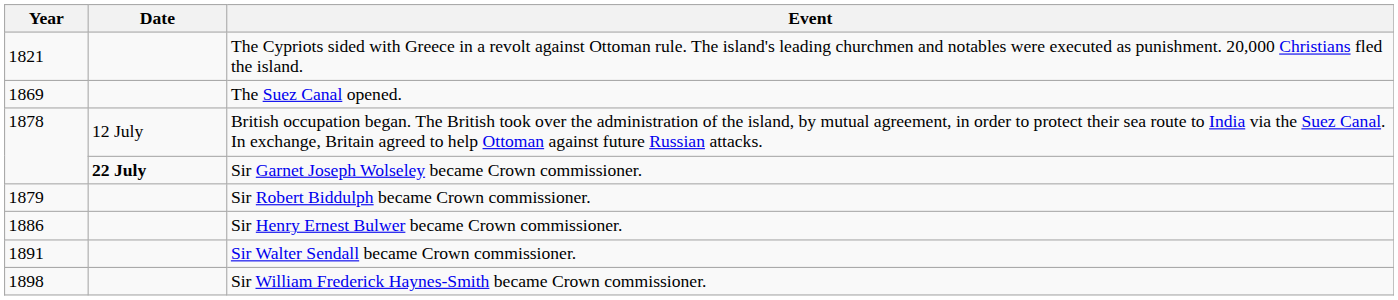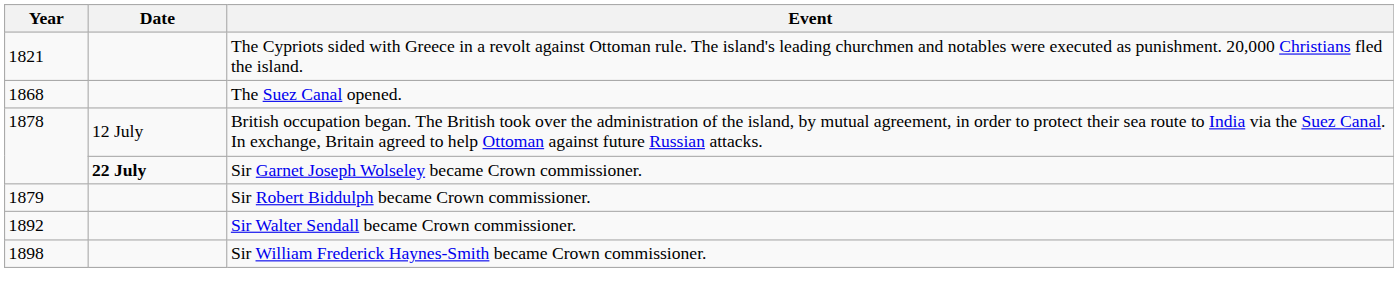(26, 94) 1869 -> (26, 94) 1868
- row: (427, 225)
(26, 253) 1891 -> (26, 225) 1892
